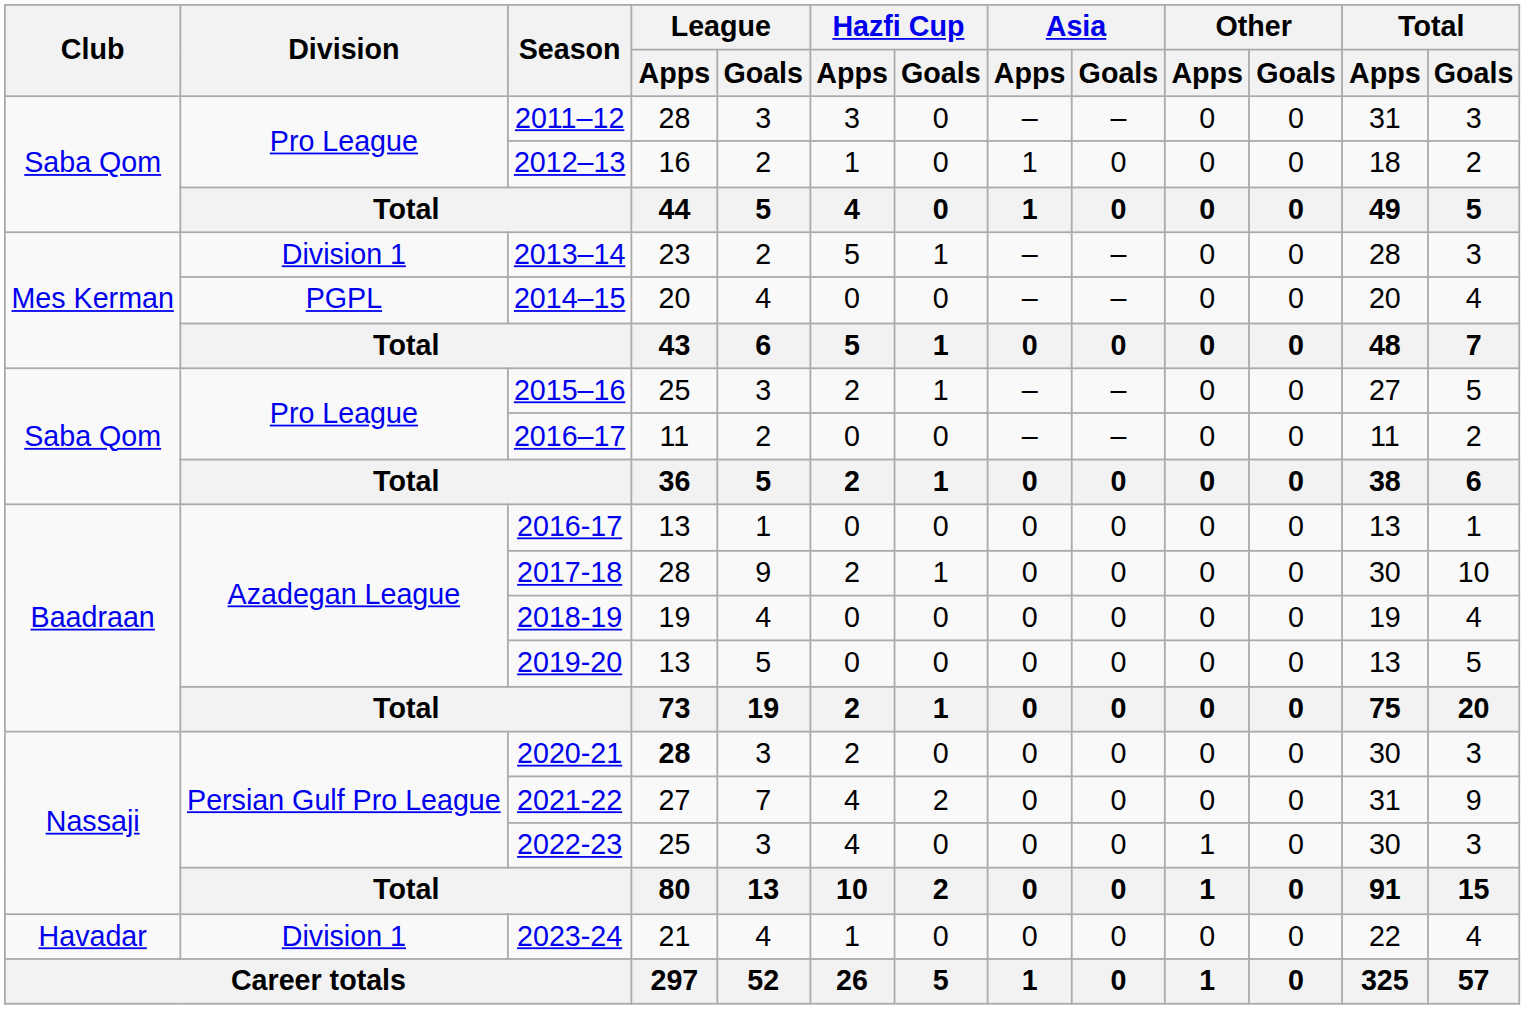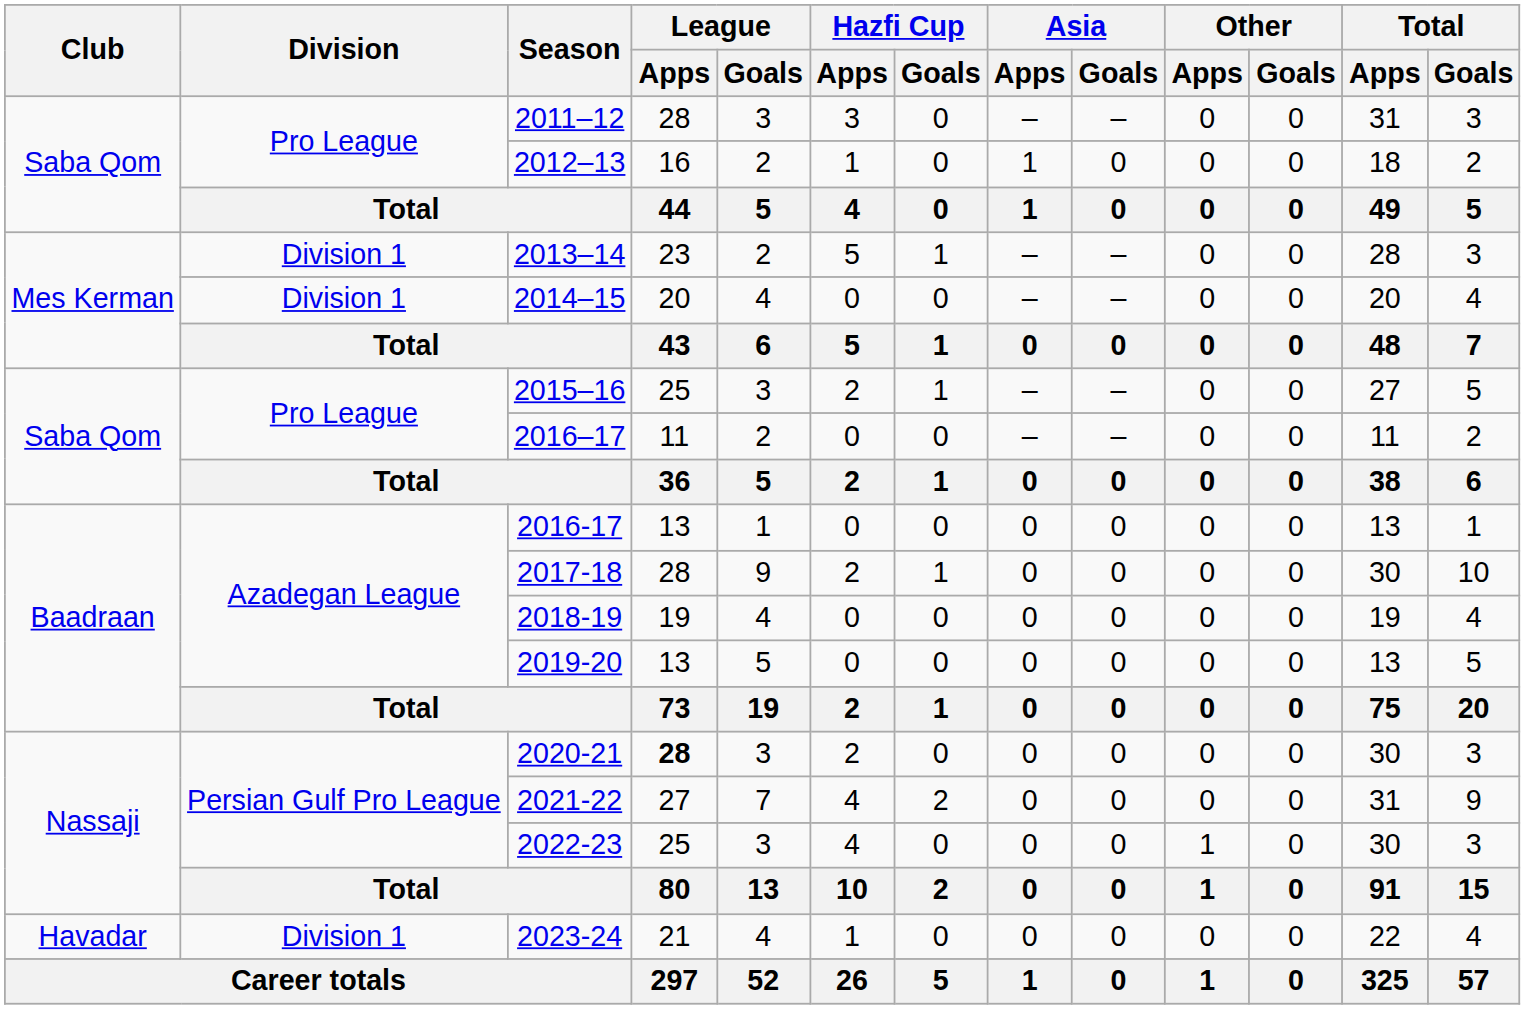(344, 299) PGPL -> (344, 299) Division 1
